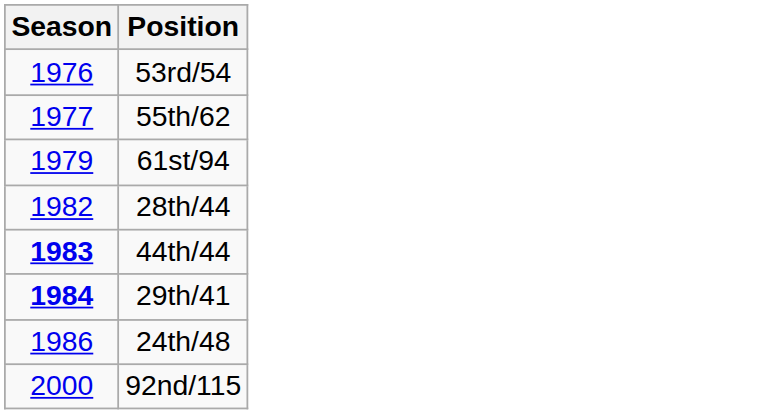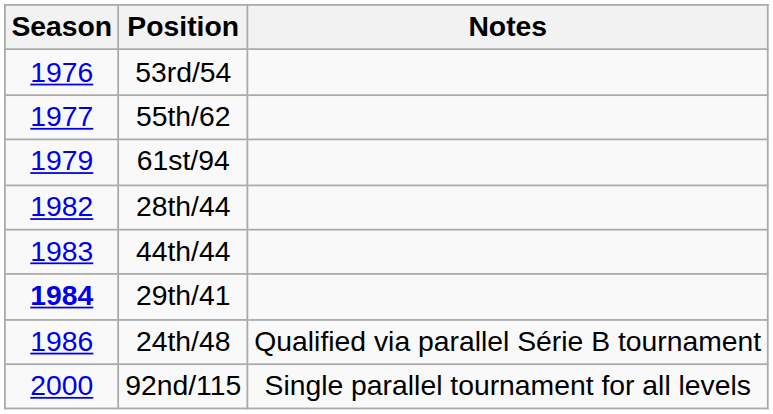+ column: (508, 26)
(62, 251) bold -> (62, 251) normal
